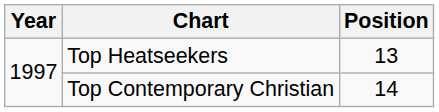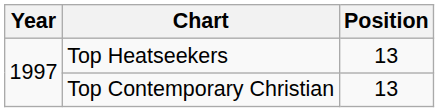(386, 89) 14 -> (386, 89) 13
